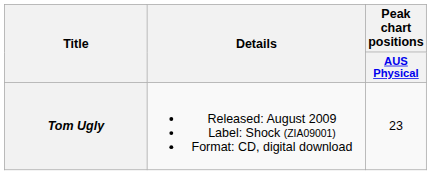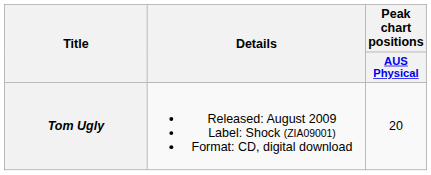(396, 126) 23 -> (396, 126) 20
